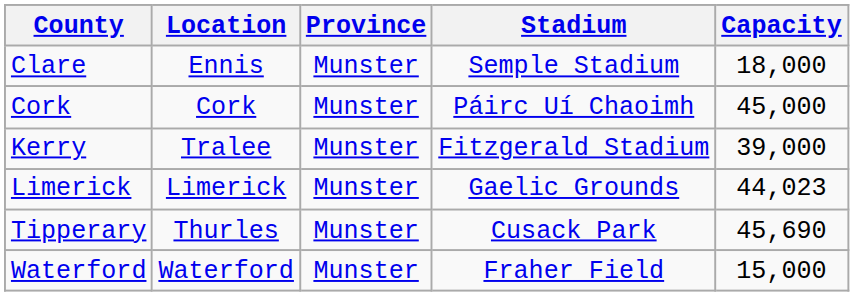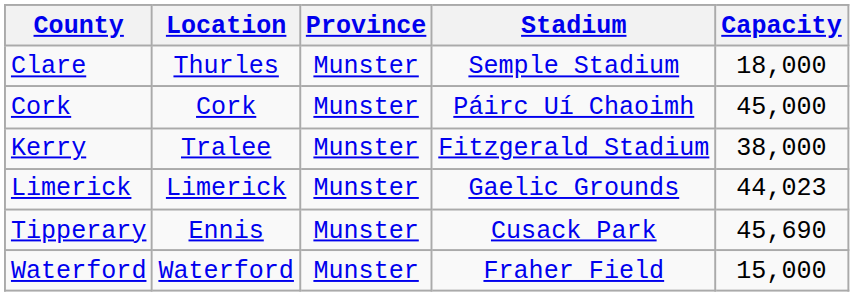(226, 66) Ennis -> (226, 66) Thurles
(781, 148) 39,000 -> (781, 148) 38,000
(226, 230) Thurles -> (226, 230) Ennis
